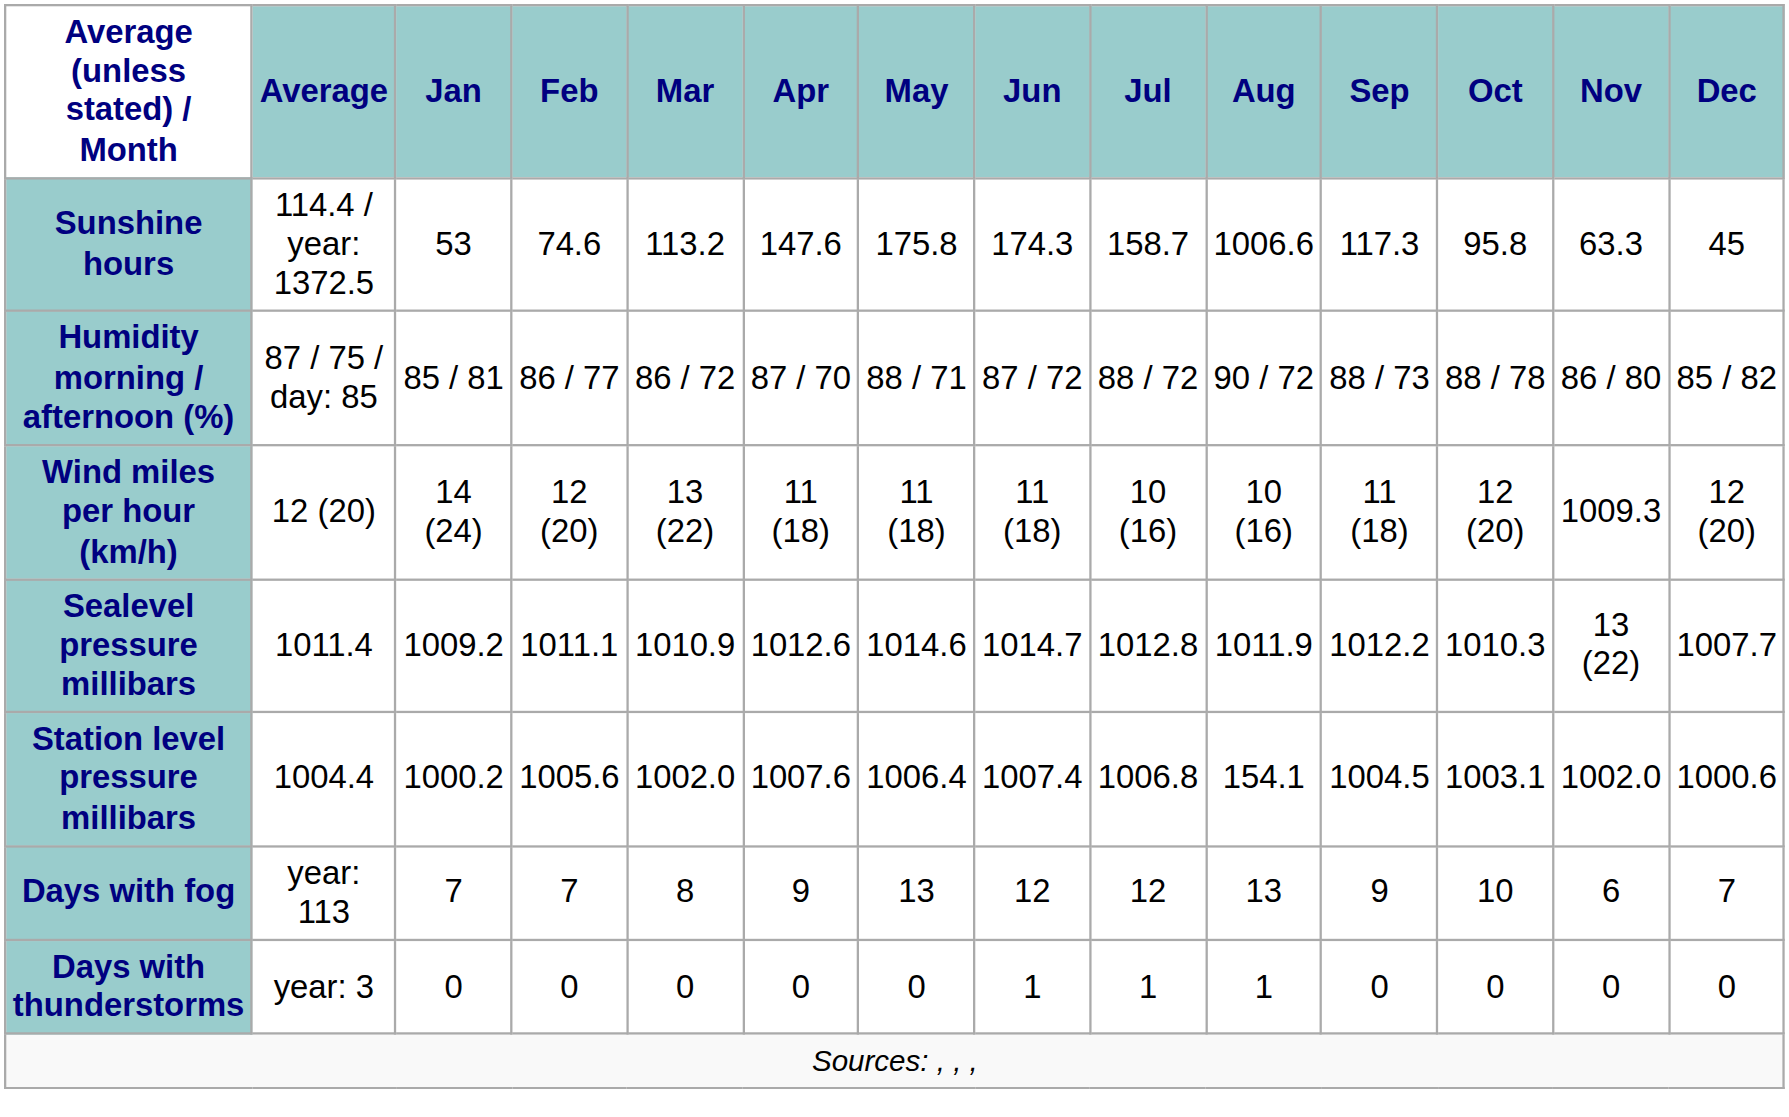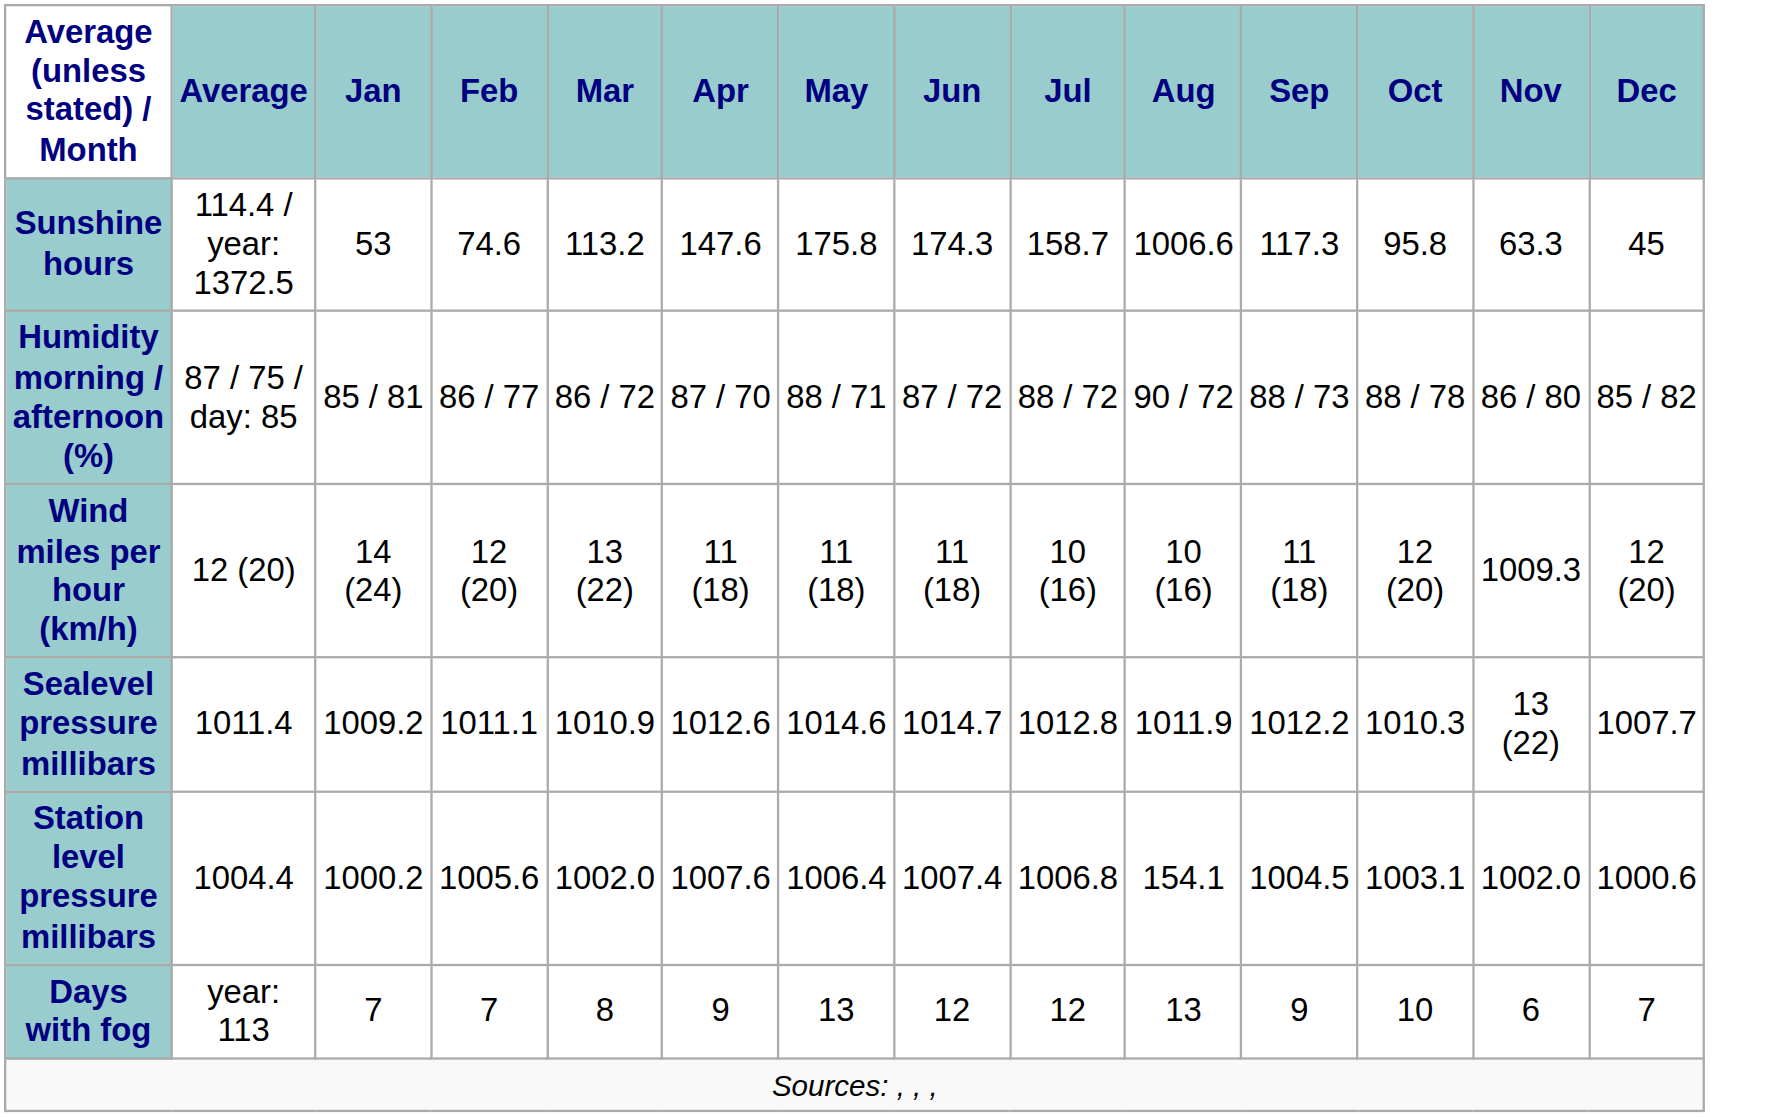- row: (129, 986)
